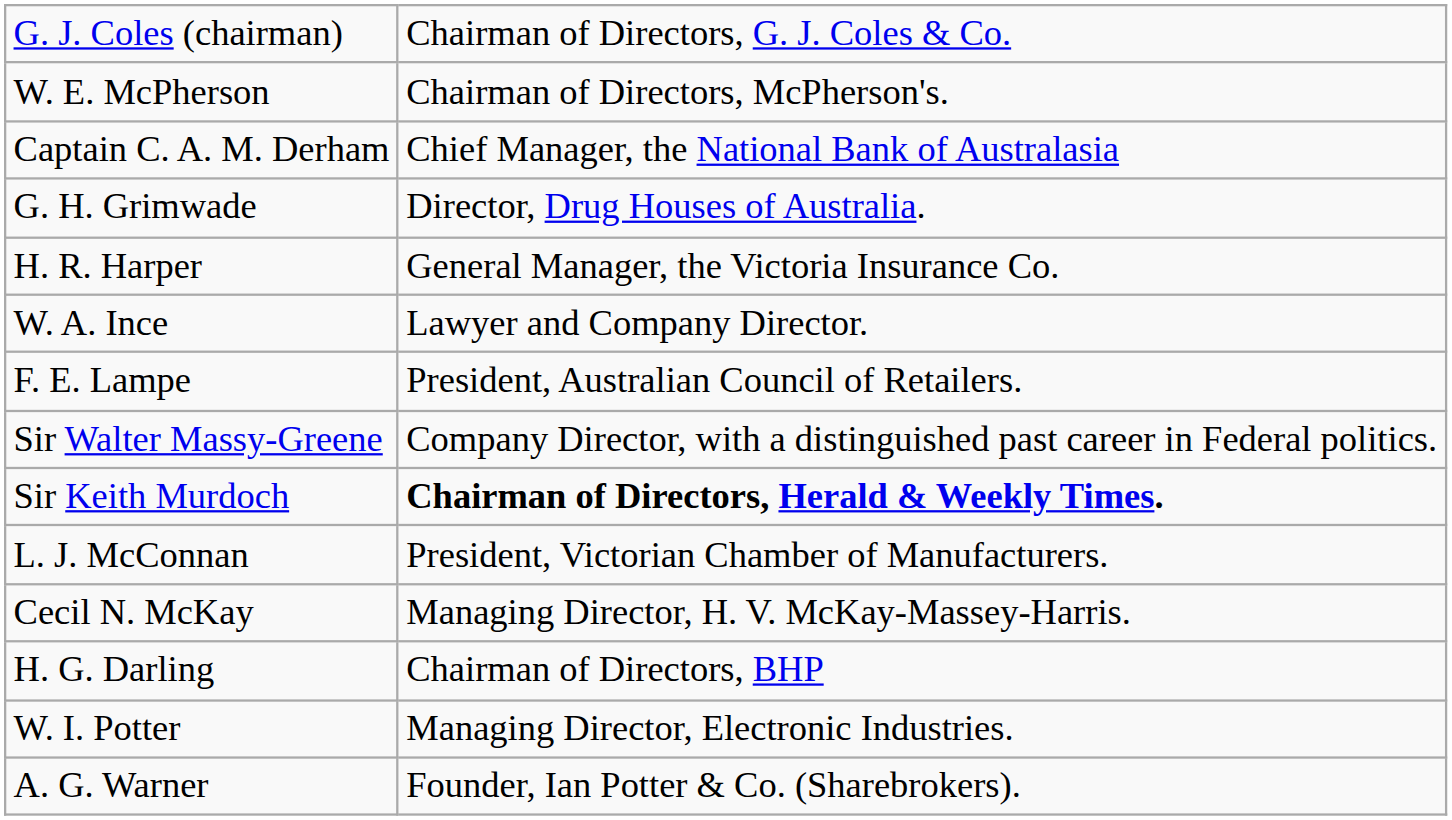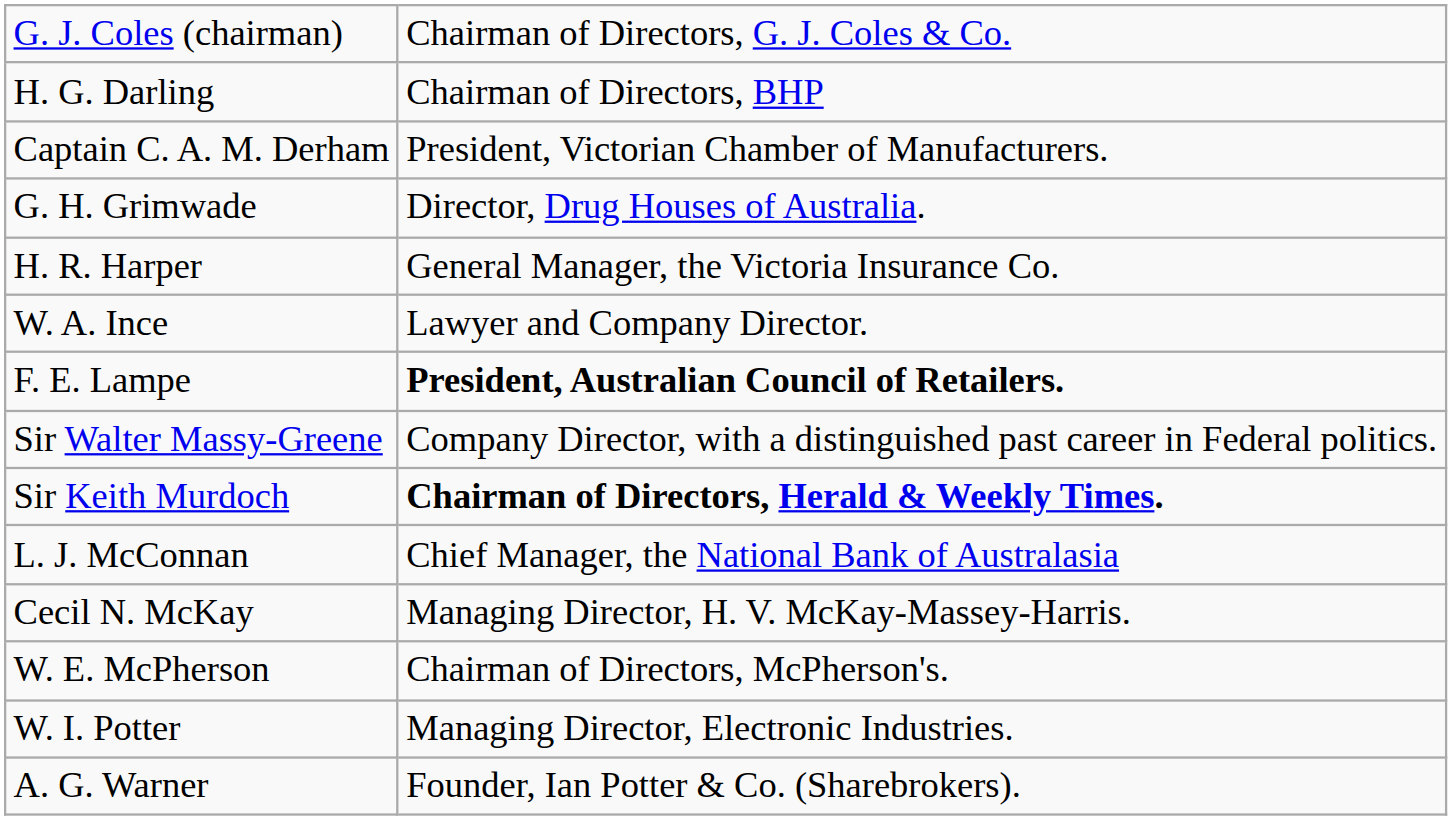rows swapped: (114, 669) <-> (142, 91)
(763, 149) Chief Manager, the National Bank of Australasia -> (757, 149) President, Victorian Chamber of Manufacturers.
(714, 380) normal -> (735, 380) bold
(757, 554) President, Victorian Chamber of Manufacturers. -> (763, 554) Chief Manager, the National Bank of Australasia
